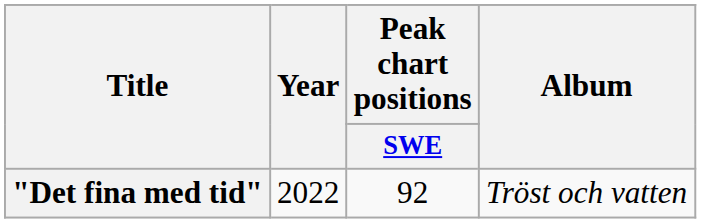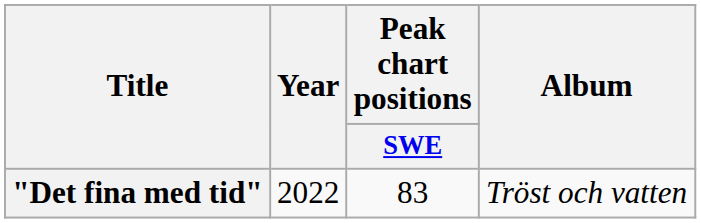(413, 192) 92 -> (413, 192) 83
